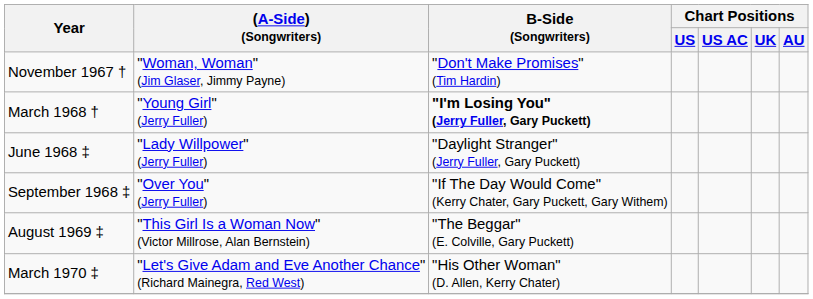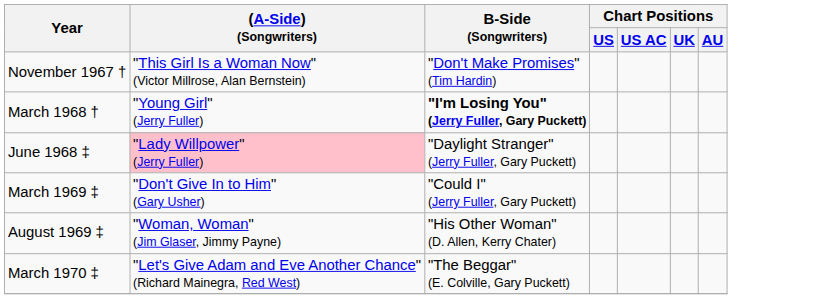(211, 71) "Woman, Woman" (Jim Glaser, Jimmy Payne) -> (225, 71) "This Girl Is a Woman Now" (Victor Millrose, Alan Bernstein)
(193, 152) no background -> (189, 152) pink background
- row: (69, 192)
+ row: (53, 192)
(229, 233) "This Girl Is a Woman Now" (Victor Millrose, Alan Bernstein) -> (207, 233) "Woman, Woman" (Jim Glaser, Jimmy Payne)
(503, 233) "The Beggar" (E. Colville, Gary Puckett) -> (492, 233) "His Other Woman" (D. Allen, Kerry Chater)
(496, 273) "His Other Woman" (D. Allen, Kerry Chater) -> (499, 273) "The Beggar" (E. Colville, Gary Puckett)
